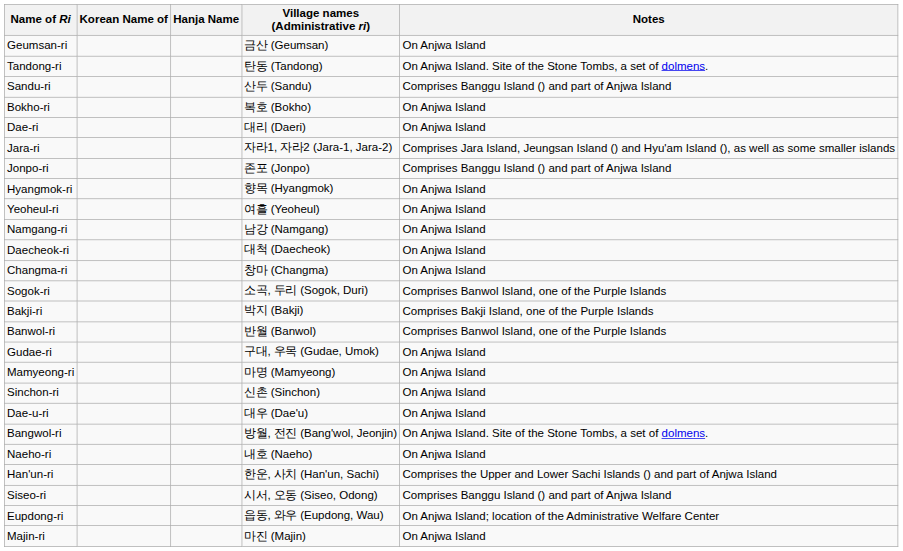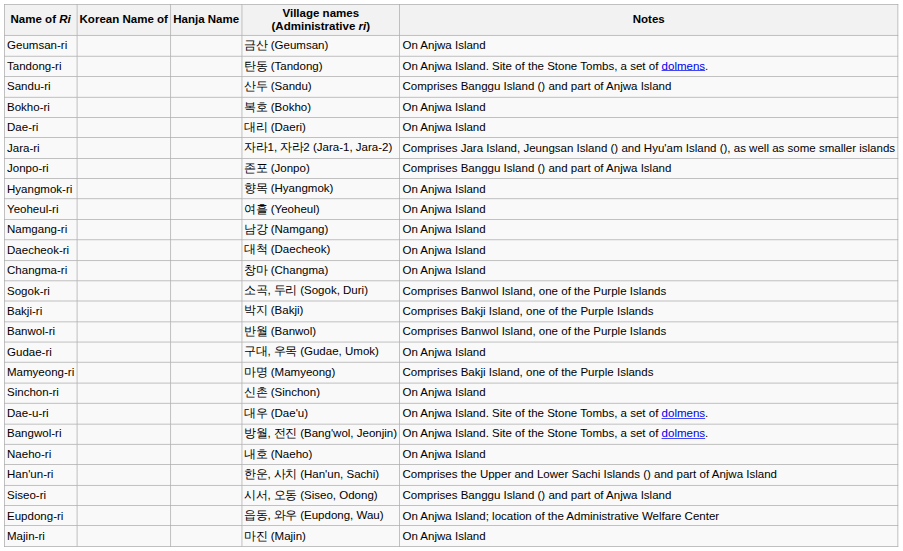(444, 372) On Anjwa Island -> (528, 372) Comprises Bakji Island, one of the Purple Islands
(444, 413) On Anjwa Island -> (555, 413) On Anjwa Island. Site of the Stone Tombs, a set of dolmens.
